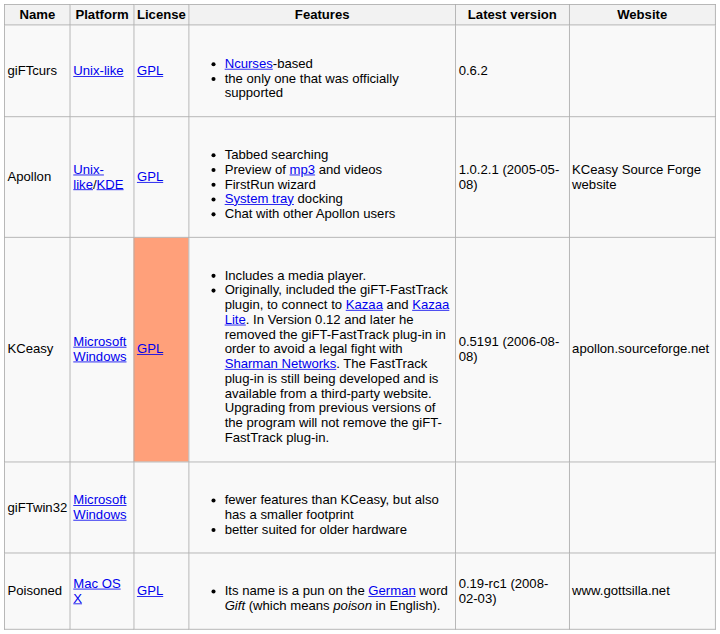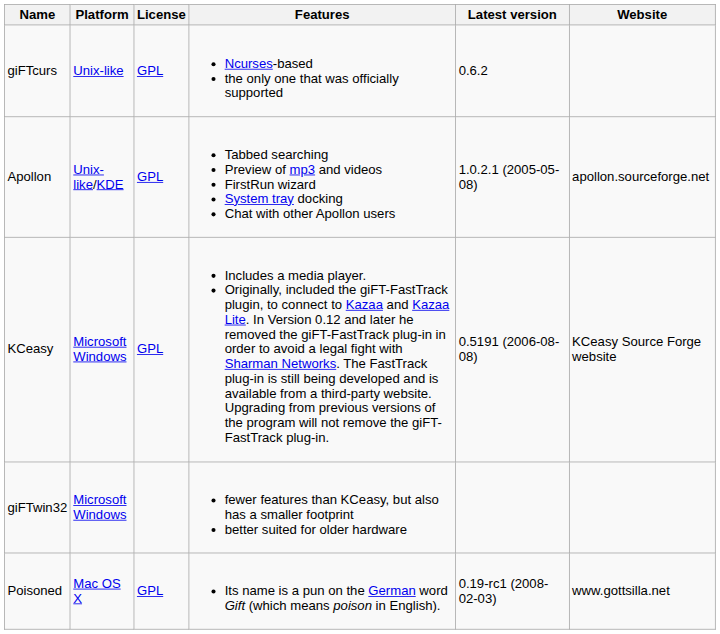(637, 177) KCeasy Source Forge website -> (641, 177) apollon.sourceforge.net
(150, 349) lightsalmon background -> (150, 349) no background
(641, 349) apollon.sourceforge.net -> (637, 349) KCeasy Source Forge website
